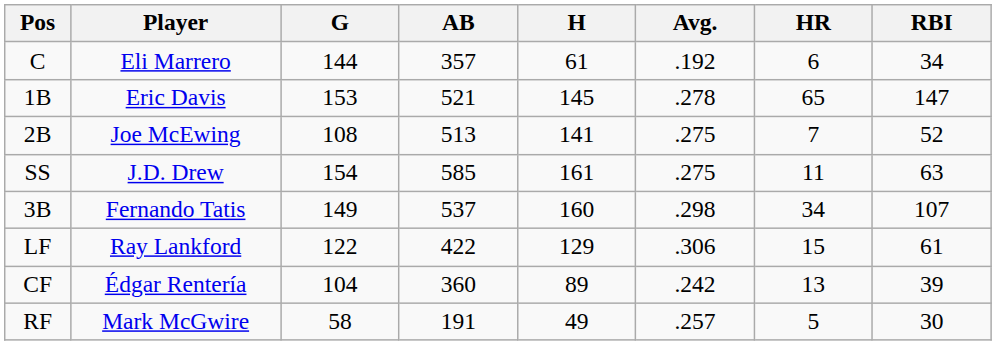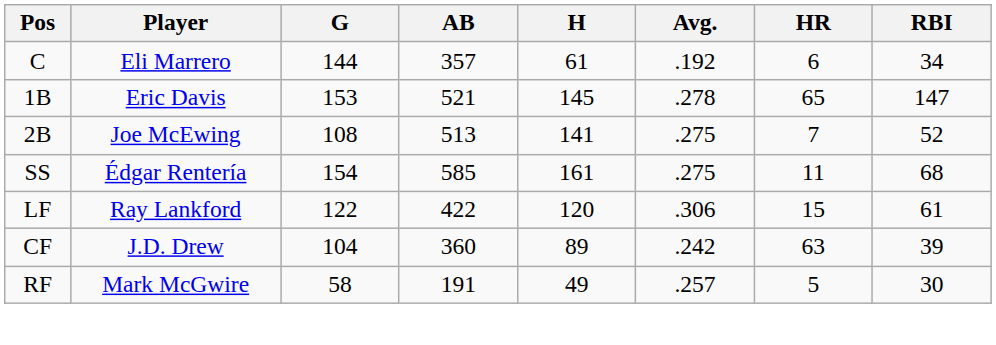(176, 172) J.D. Drew -> (176, 172) Édgar Rentería
(932, 172) 63 -> (932, 172) 68
- row: (38, 209)
(577, 246) 129 -> (577, 209) 120
(176, 284) Édgar Rentería -> (176, 246) J.D. Drew
(813, 284) 13 -> (813, 246) 63
